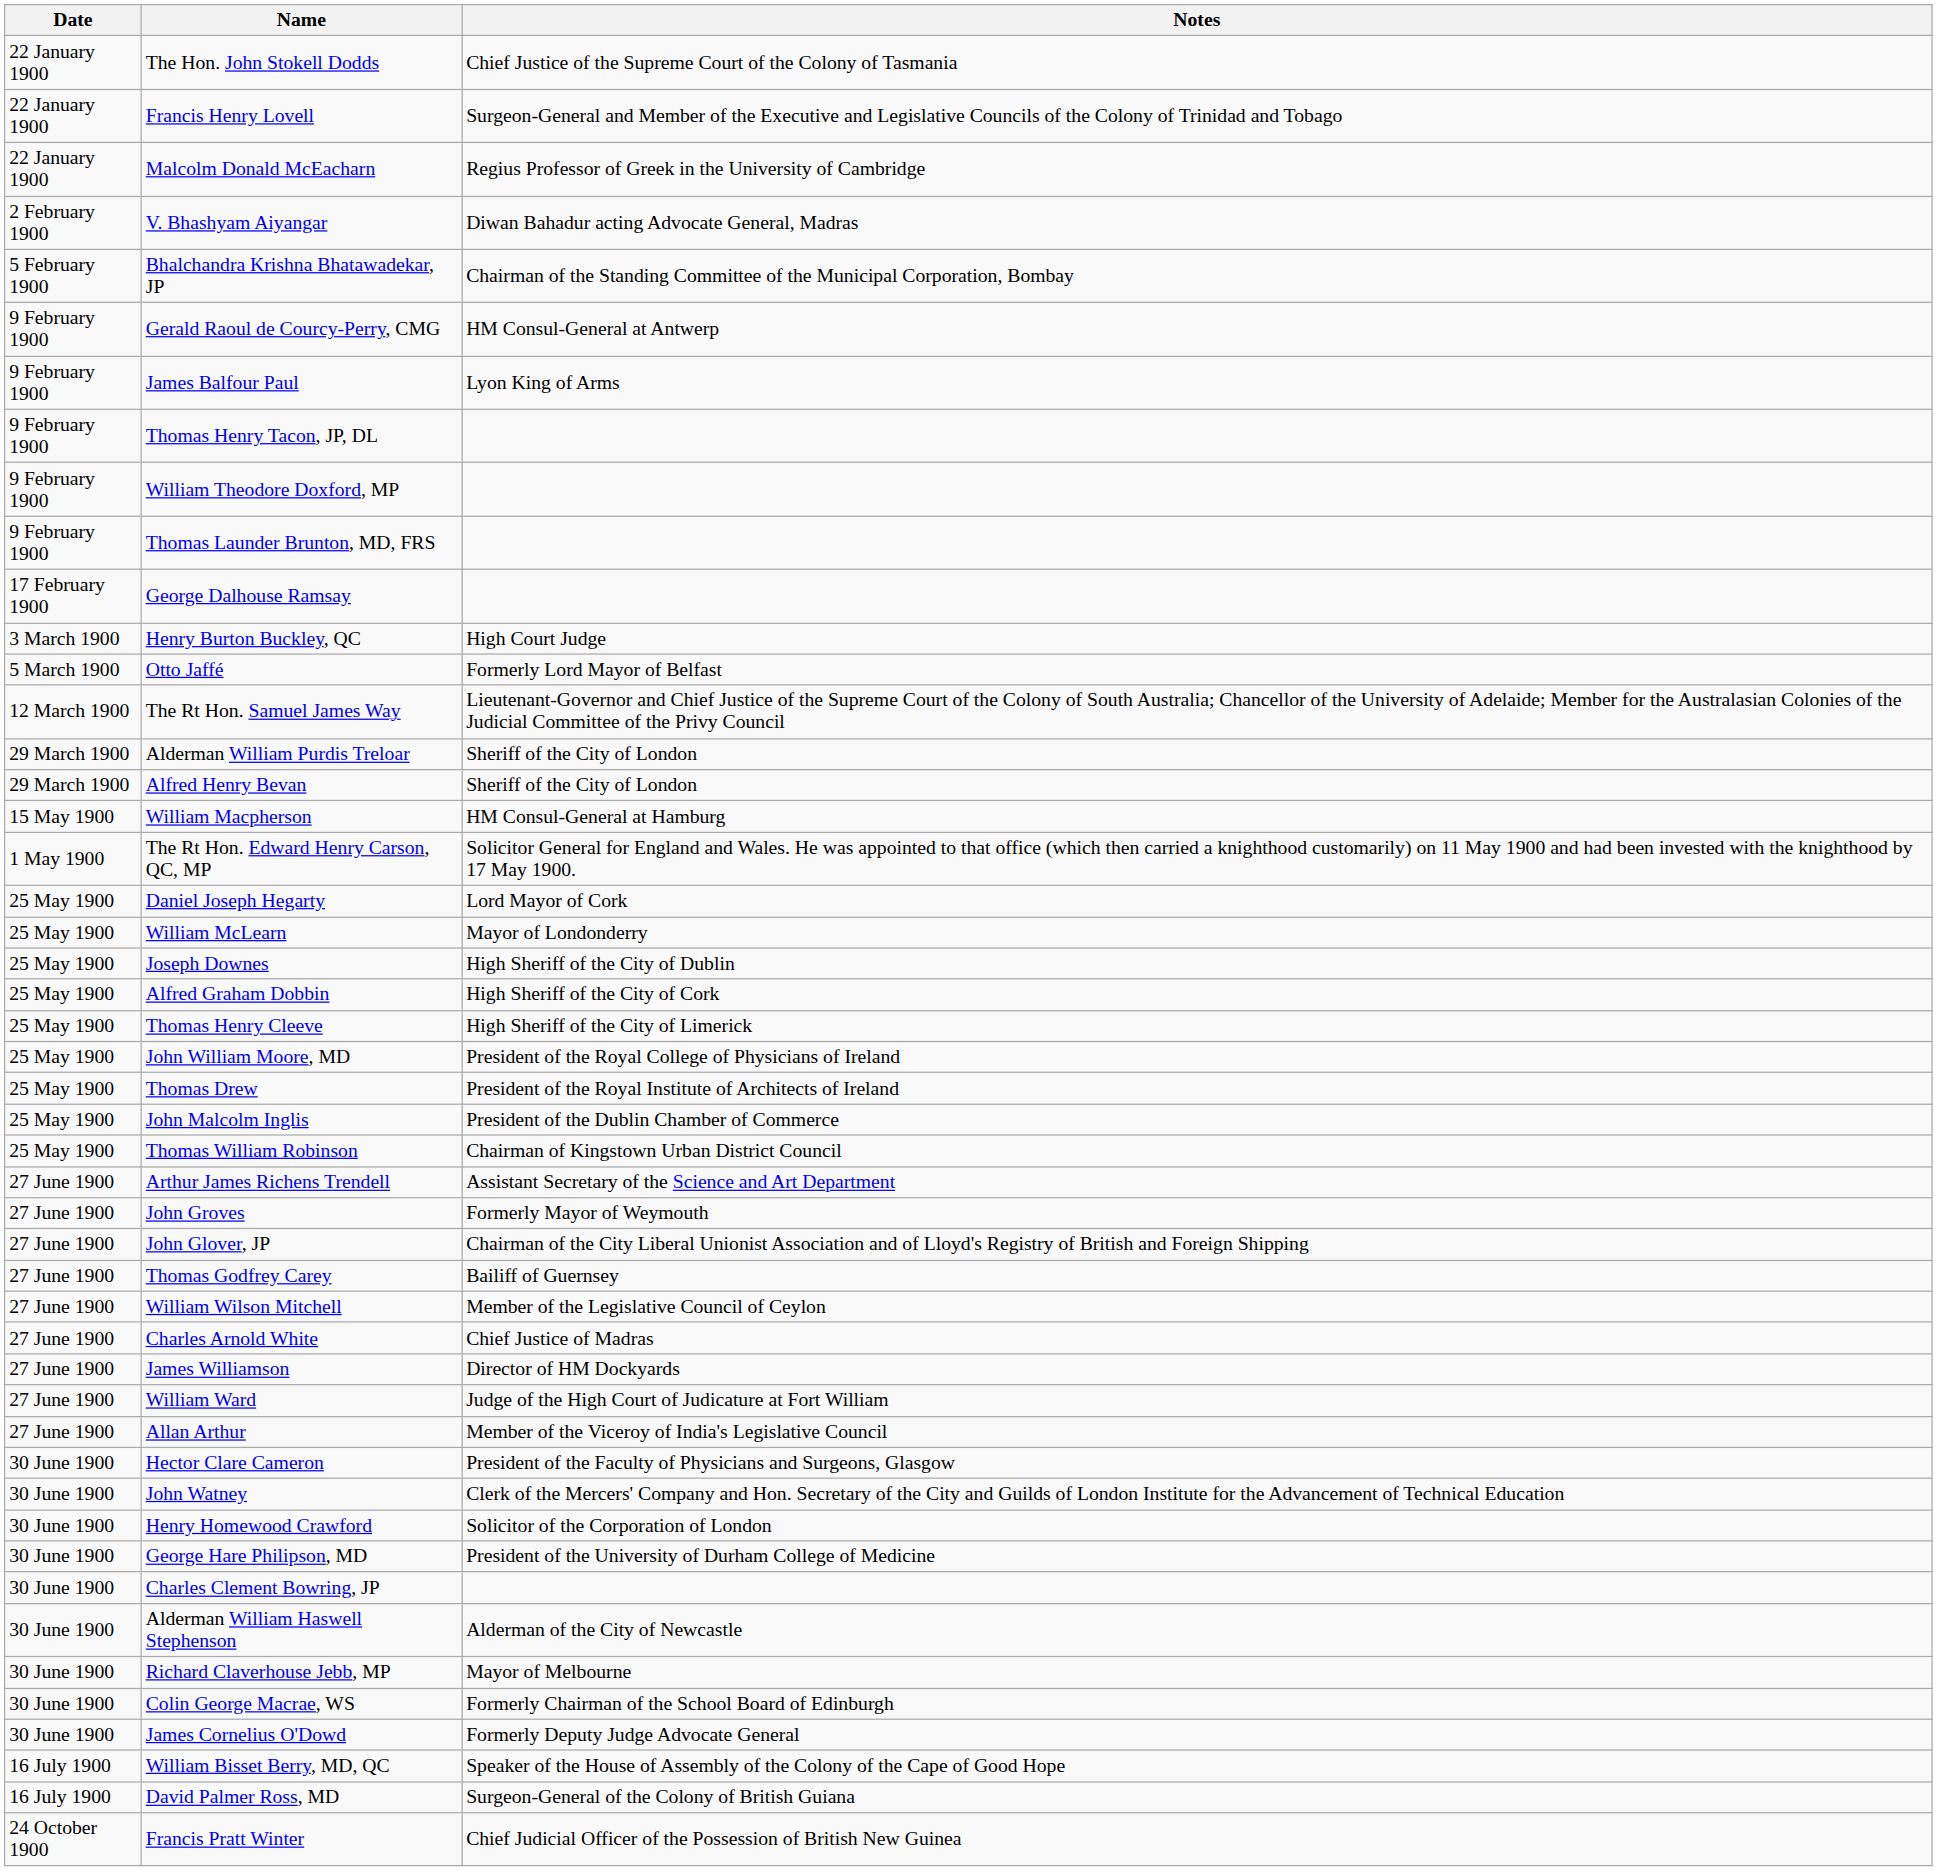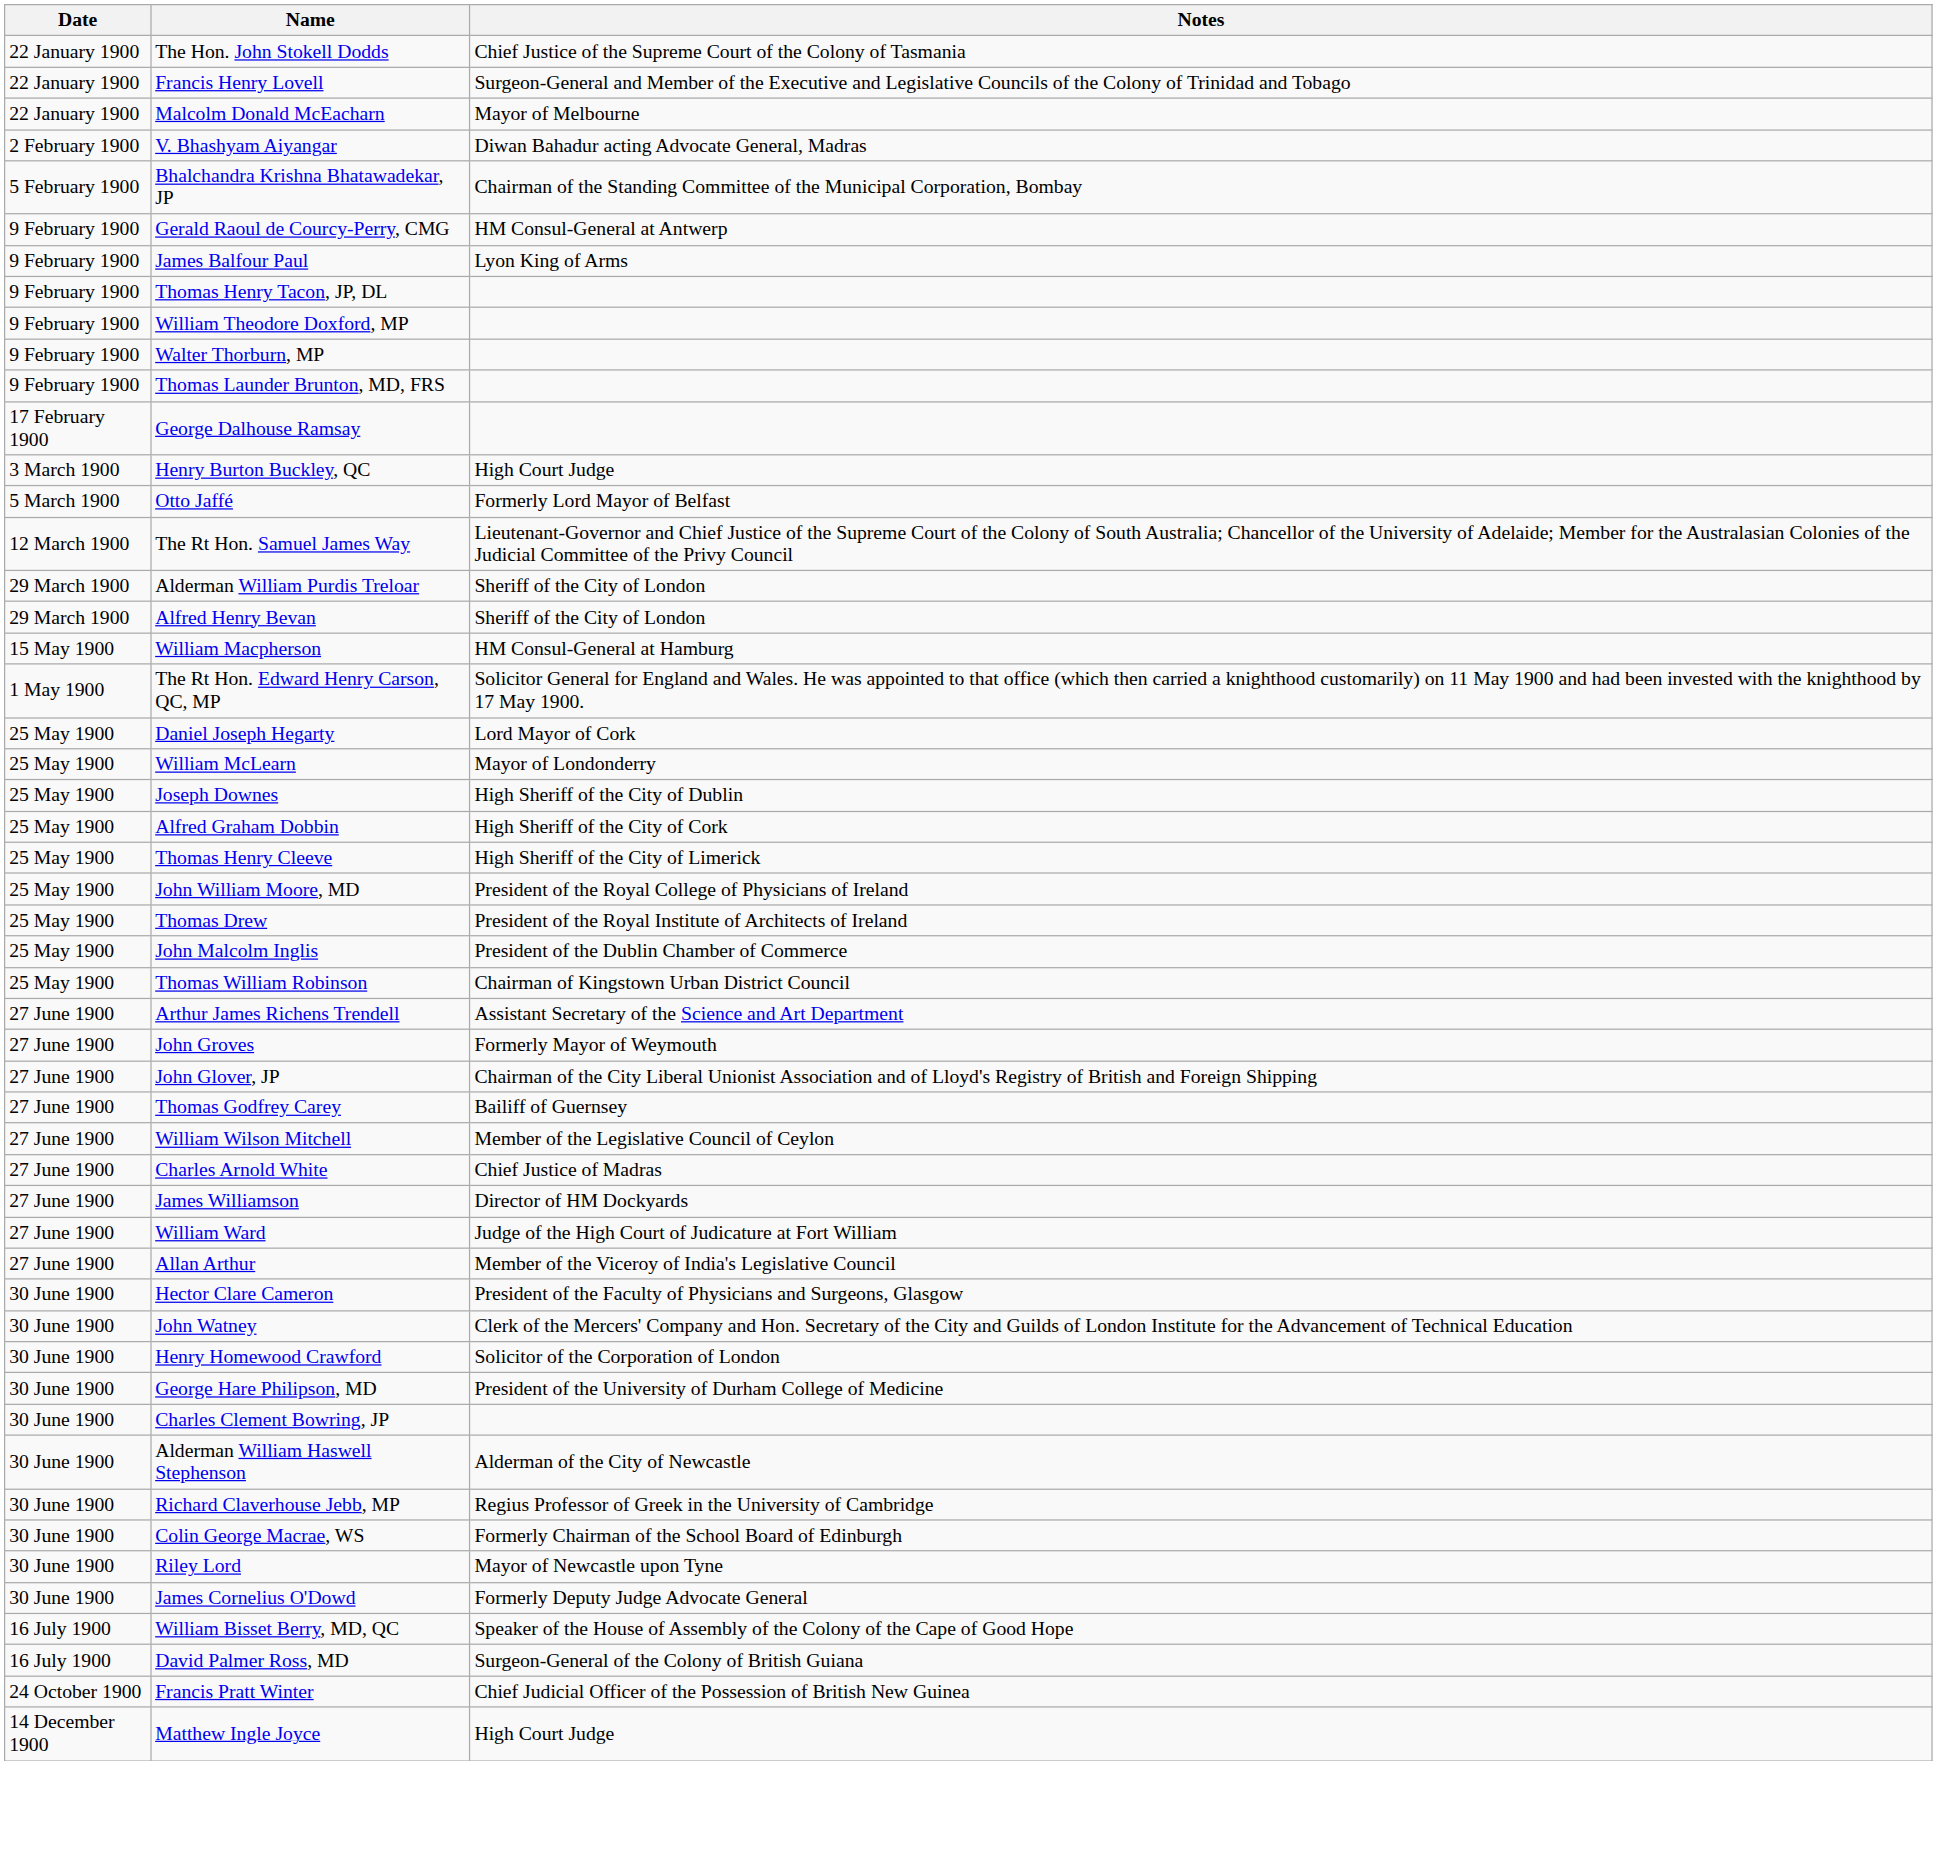(696, 169) Regius Professor of Greek in the University of Cambridge -> (557, 113) Mayor of Melbourne
+ row: (240, 354)
(549, 1672) Mayor of Melbourne -> (704, 1504) Regius Professor of Greek in the University of Cambridge
+ row: (198, 1566)
+ row: (238, 1733)
